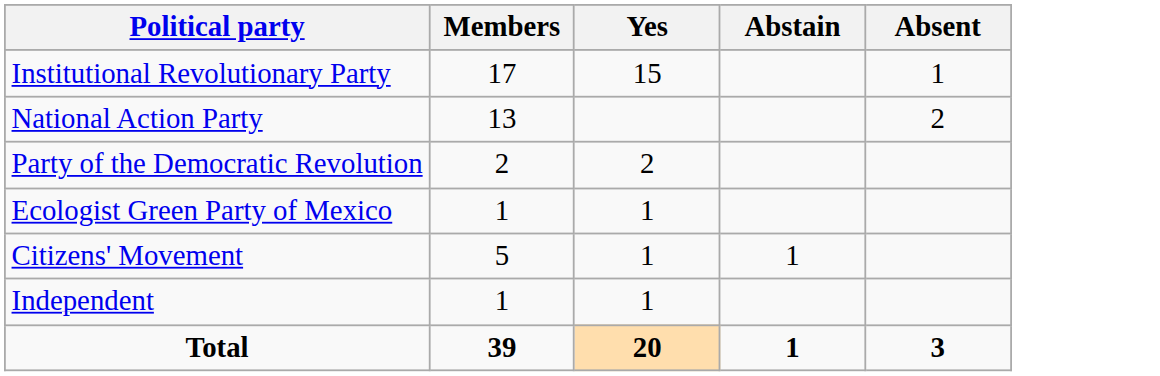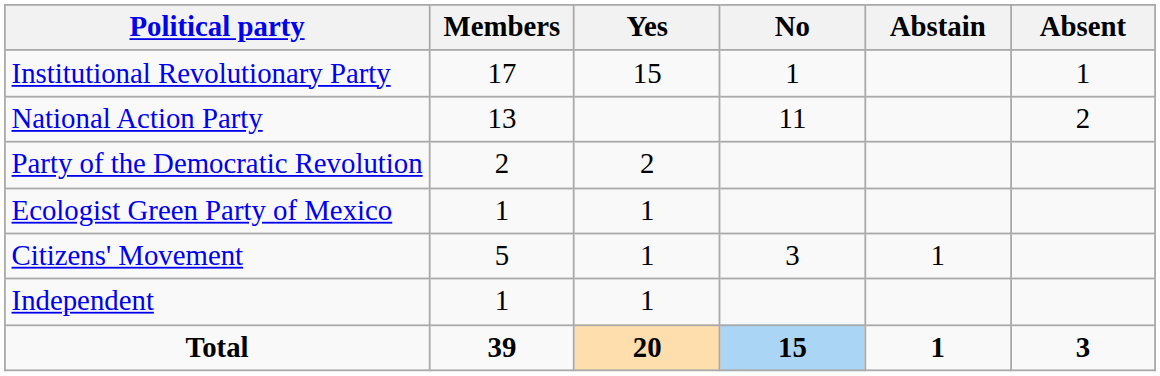+ column: (792, 27)
